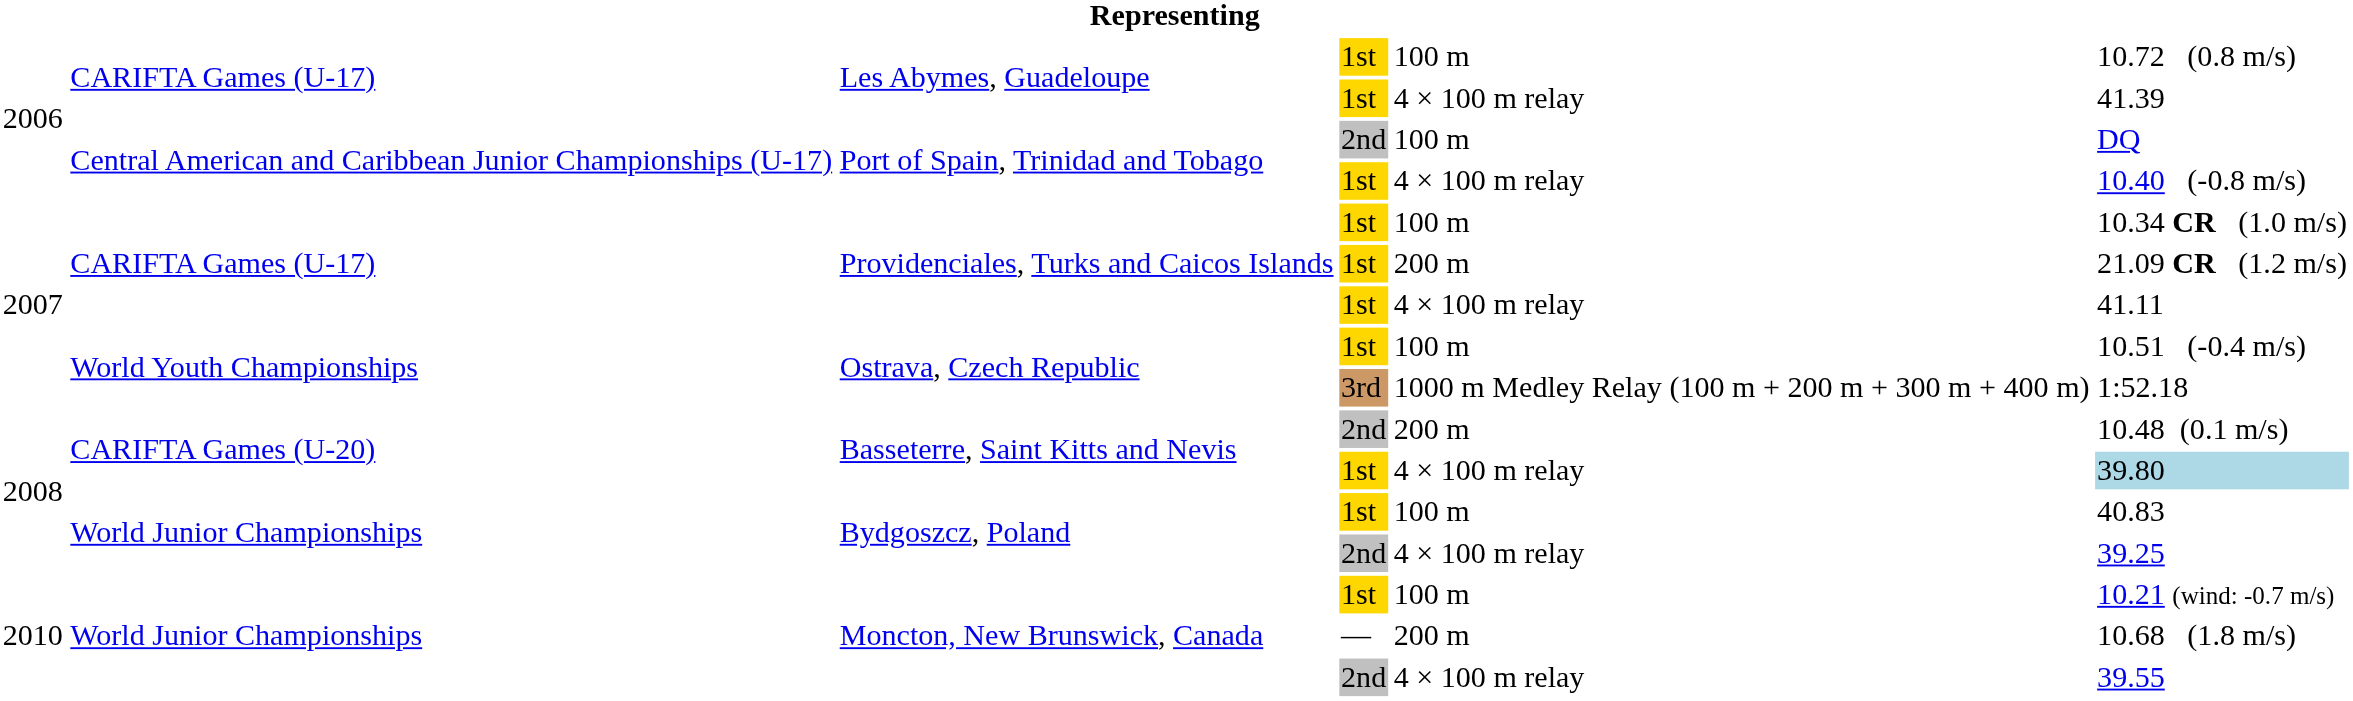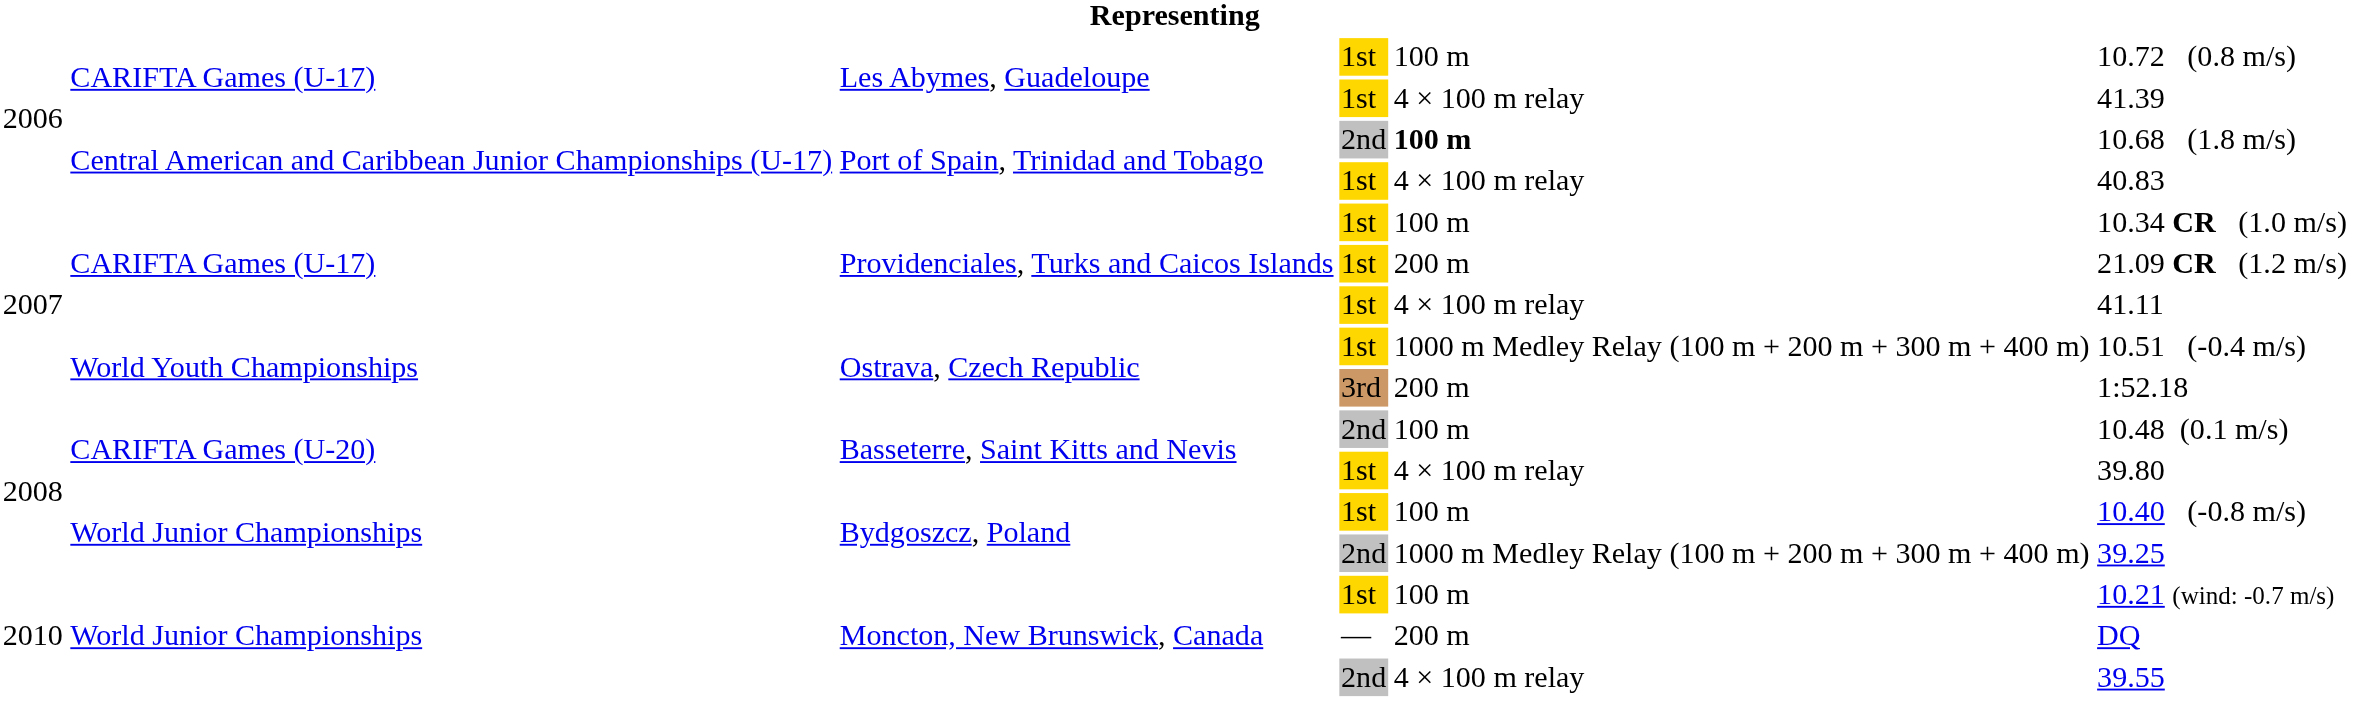(1432, 139) normal -> (1433, 139) bold
(2119, 139) DQ -> (2197, 139) 10.68 (1.8 m/s)
(2202, 180) 10.40 (-0.8 m/s) -> (2131, 180) 40.83
(1432, 346) 100 m -> (1742, 346) 1000 m Medley Relay (100 m + 200 m + 300 m + 400 m)
(1742, 387) 1000 m Medley Relay (100 m + 200 m + 300 m + 400 m) -> (1432, 387) 200 m
(1432, 428) 200 m -> (1432, 428) 100 m
(2131, 470) lightblue background -> (2131, 470) no background
(2131, 511) 40.83 -> (2202, 511) 10.40 (-0.8 m/s)
(1489, 552) 4 × 100 m relay -> (1742, 552) 1000 m Medley Relay (100 m + 200 m + 300 m + 400 m)
(2197, 635) 10.68 (1.8 m/s) -> (2119, 635) DQ
